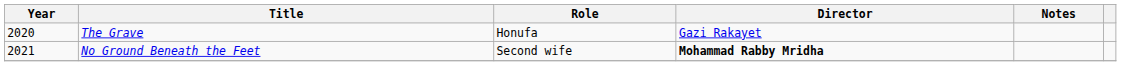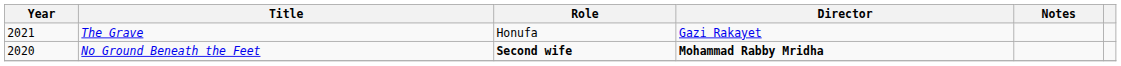(21, 32) 2020 -> (21, 32) 2021
(21, 51) 2021 -> (21, 51) 2020
(534, 51) normal -> (534, 51) bold
